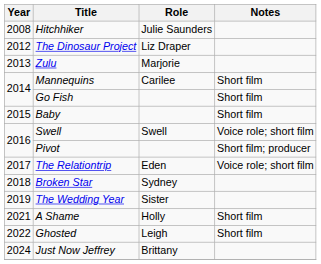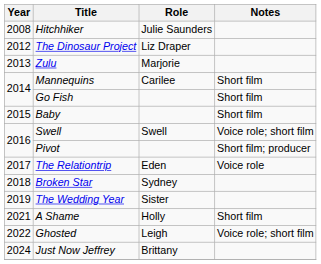(265, 166) Voice role; short film -> (241, 166) Voice role
(240, 234) Short film -> (265, 234) Voice role; short film
